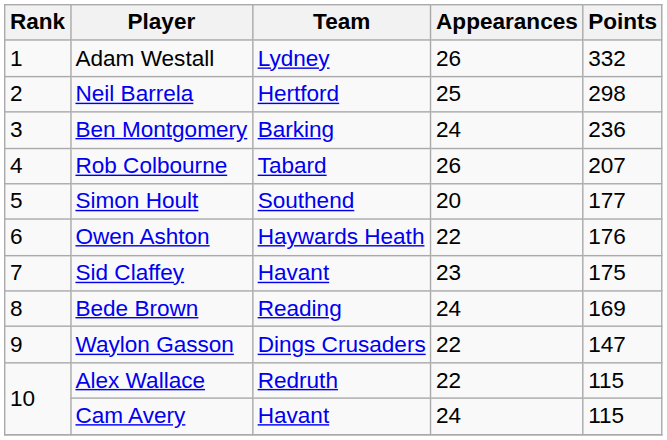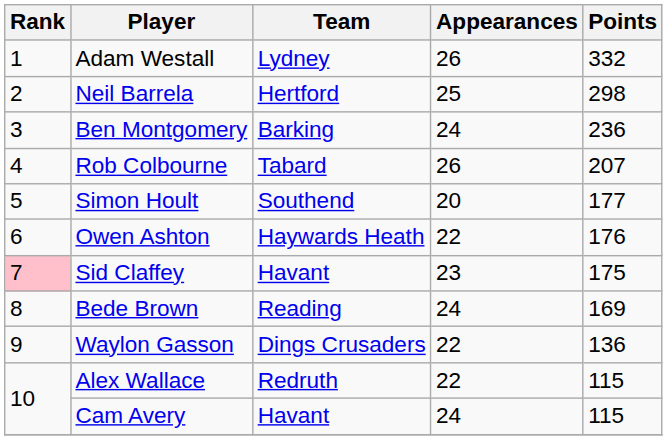(16, 272) no background -> (16, 272) pink background
(607, 344) 147 -> (607, 344) 136
